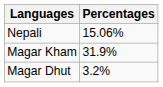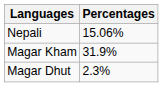(96, 71) 3.2% -> (96, 71) 2.3%
